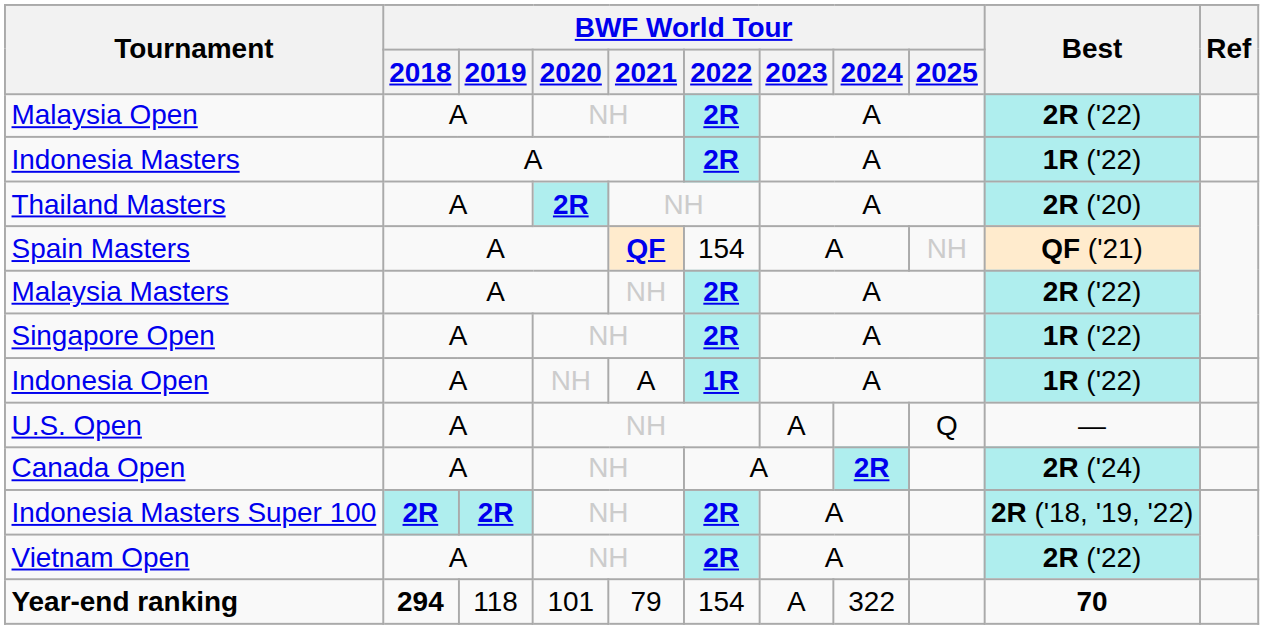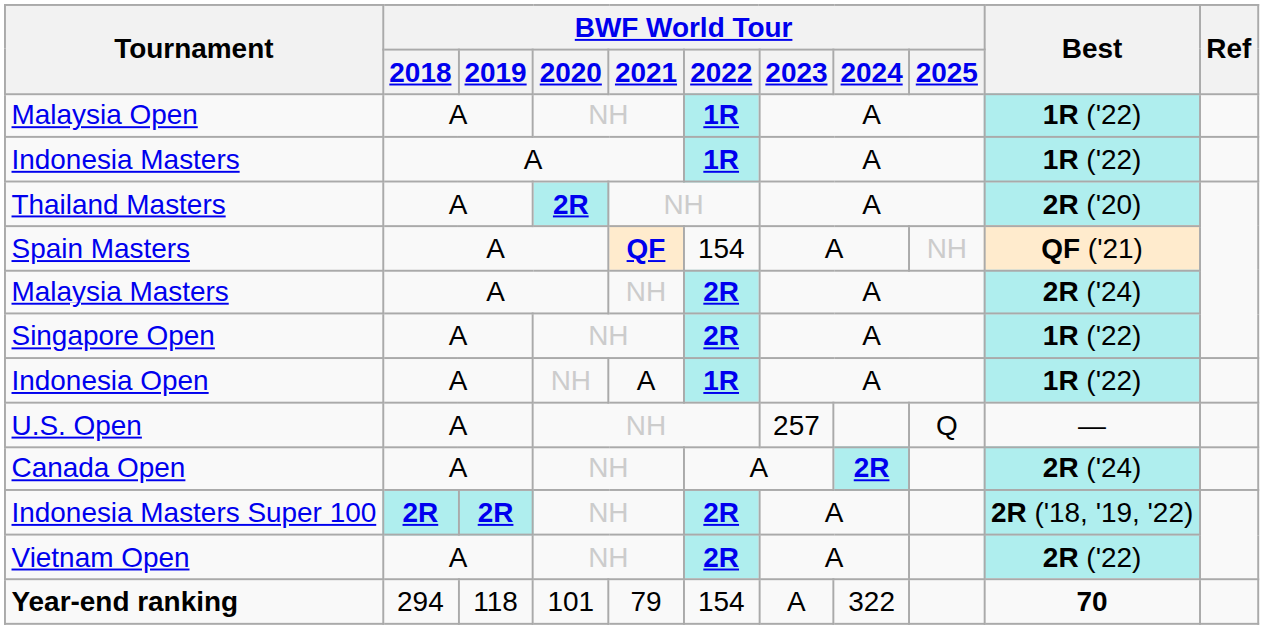(721, 116) 2R -> (721, 116) 1R
(1092, 116) 2R ('22) -> (1092, 116) 1R ('22)
(721, 160) 2R -> (721, 160) 1R
(1092, 292) 2R ('22) -> (1092, 292) 2R ('24)
(796, 425) A -> (796, 425) 257
(420, 601) bold -> (420, 601) normal
